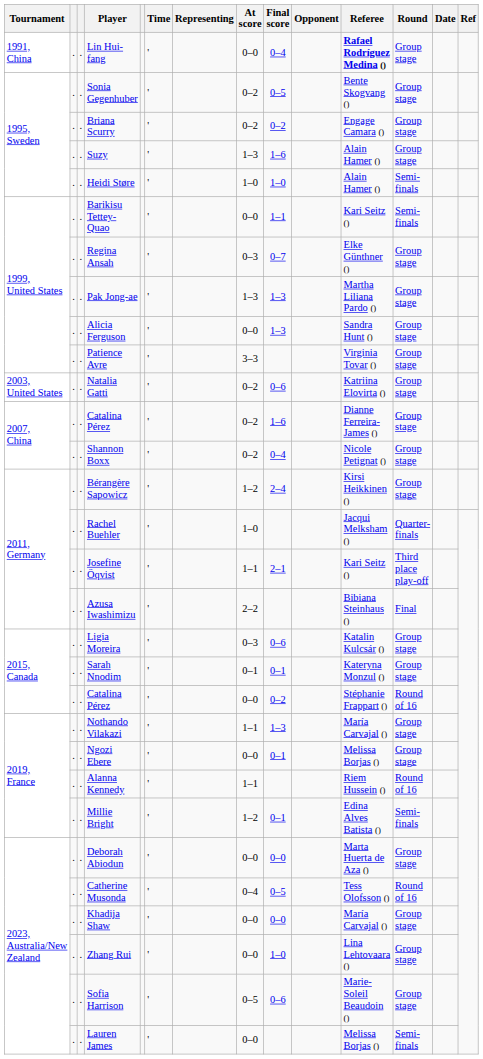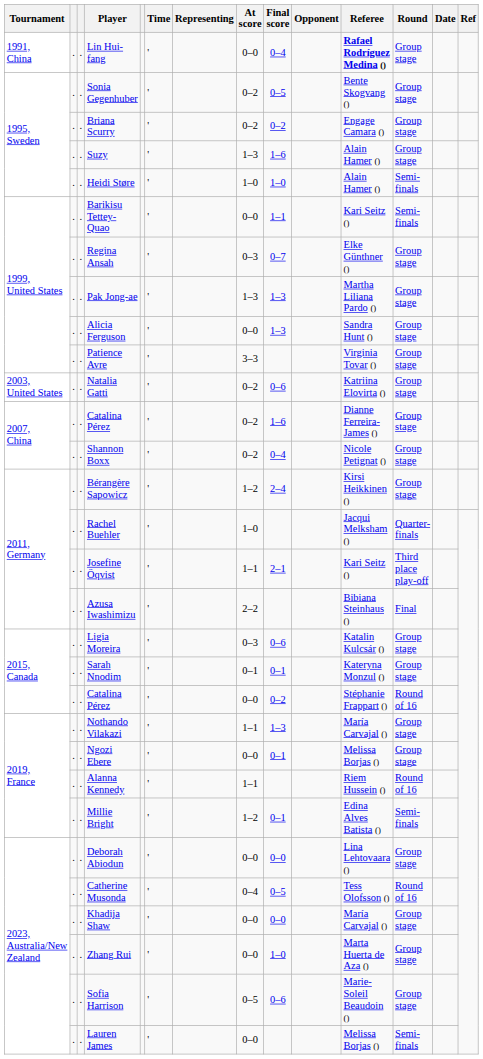(364, 857) Marta Huerta de Aza () -> (367, 857) Lina Lehtovaara ()
(367, 954) Lina Lehtovaara () -> (364, 954) Marta Huerta de Aza ()
